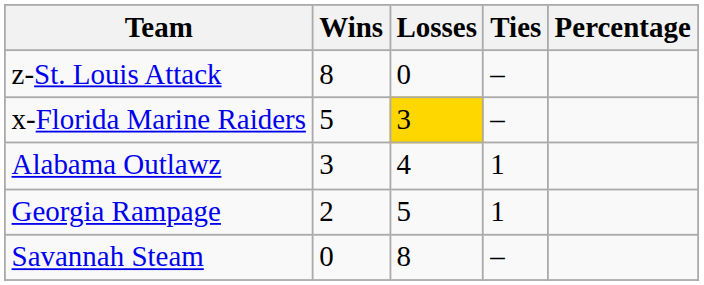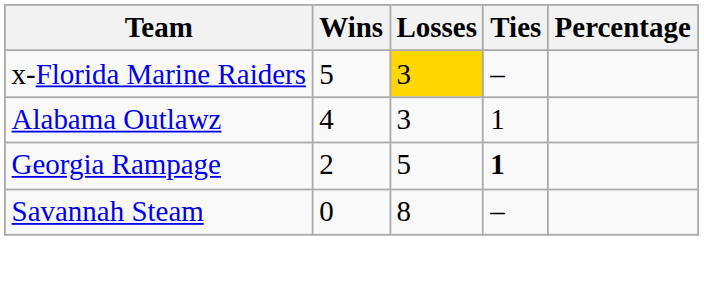- row: (117, 73)
(327, 165) 3 -> (327, 119) 4
(404, 165) 4 -> (404, 119) 3
(498, 211) normal -> (498, 165) bold
